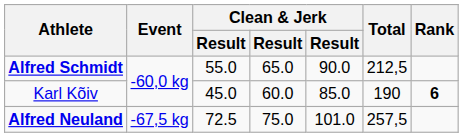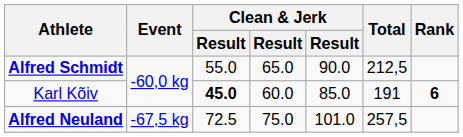(221, 94) normal -> (221, 94) bold
(387, 94) 190 -> (387, 94) 191
